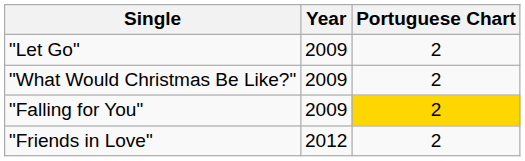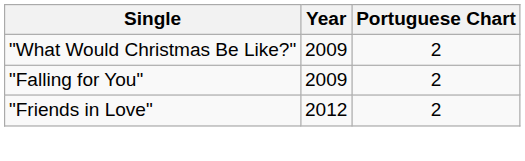- row: (44, 49)
(436, 110) gold background -> (436, 79) no background
